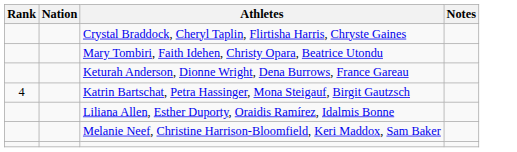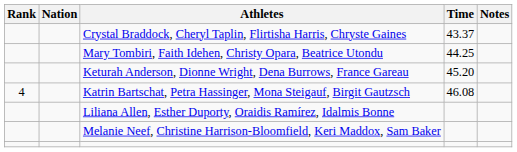+ column: (460, 14)
